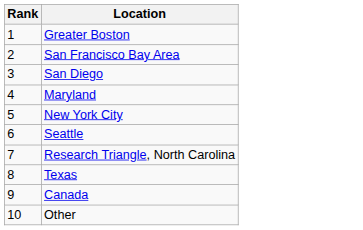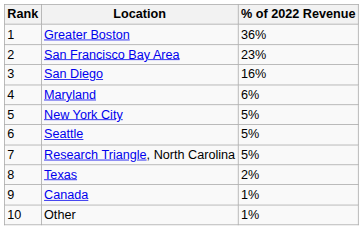+ column: (298, 14)
